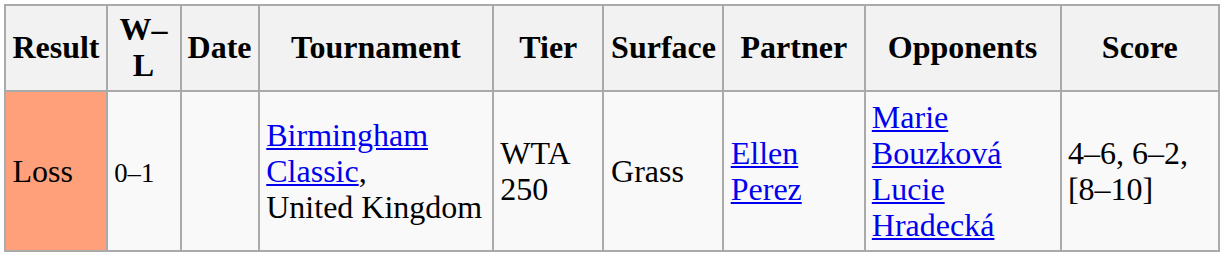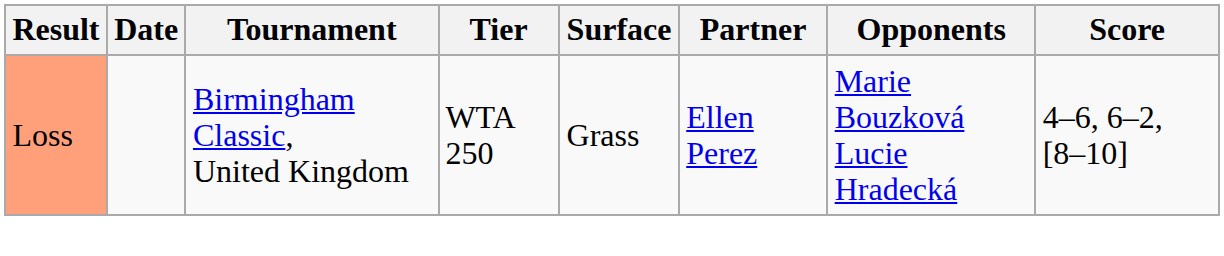- column: (144, 47)
